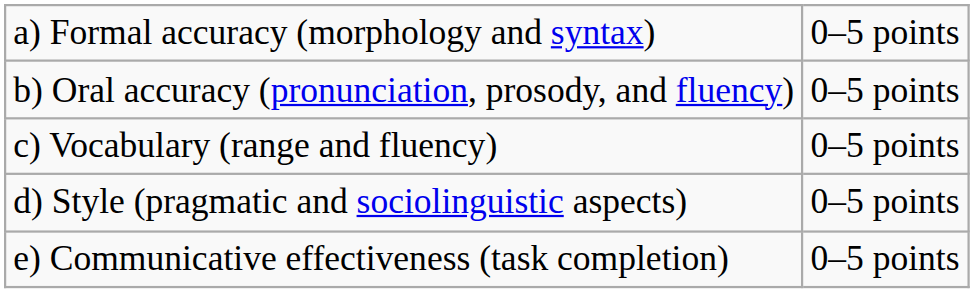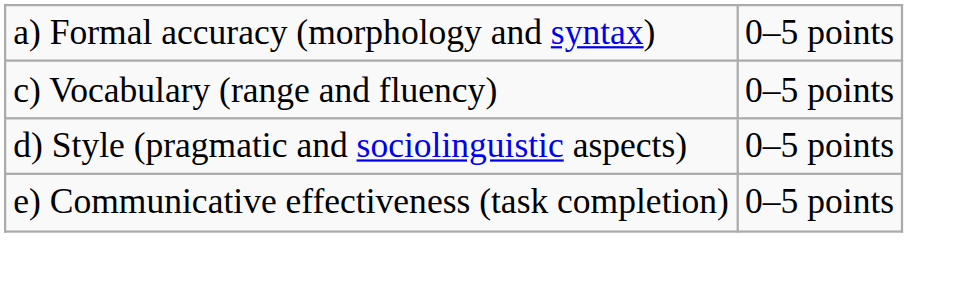- row: (404, 88)
